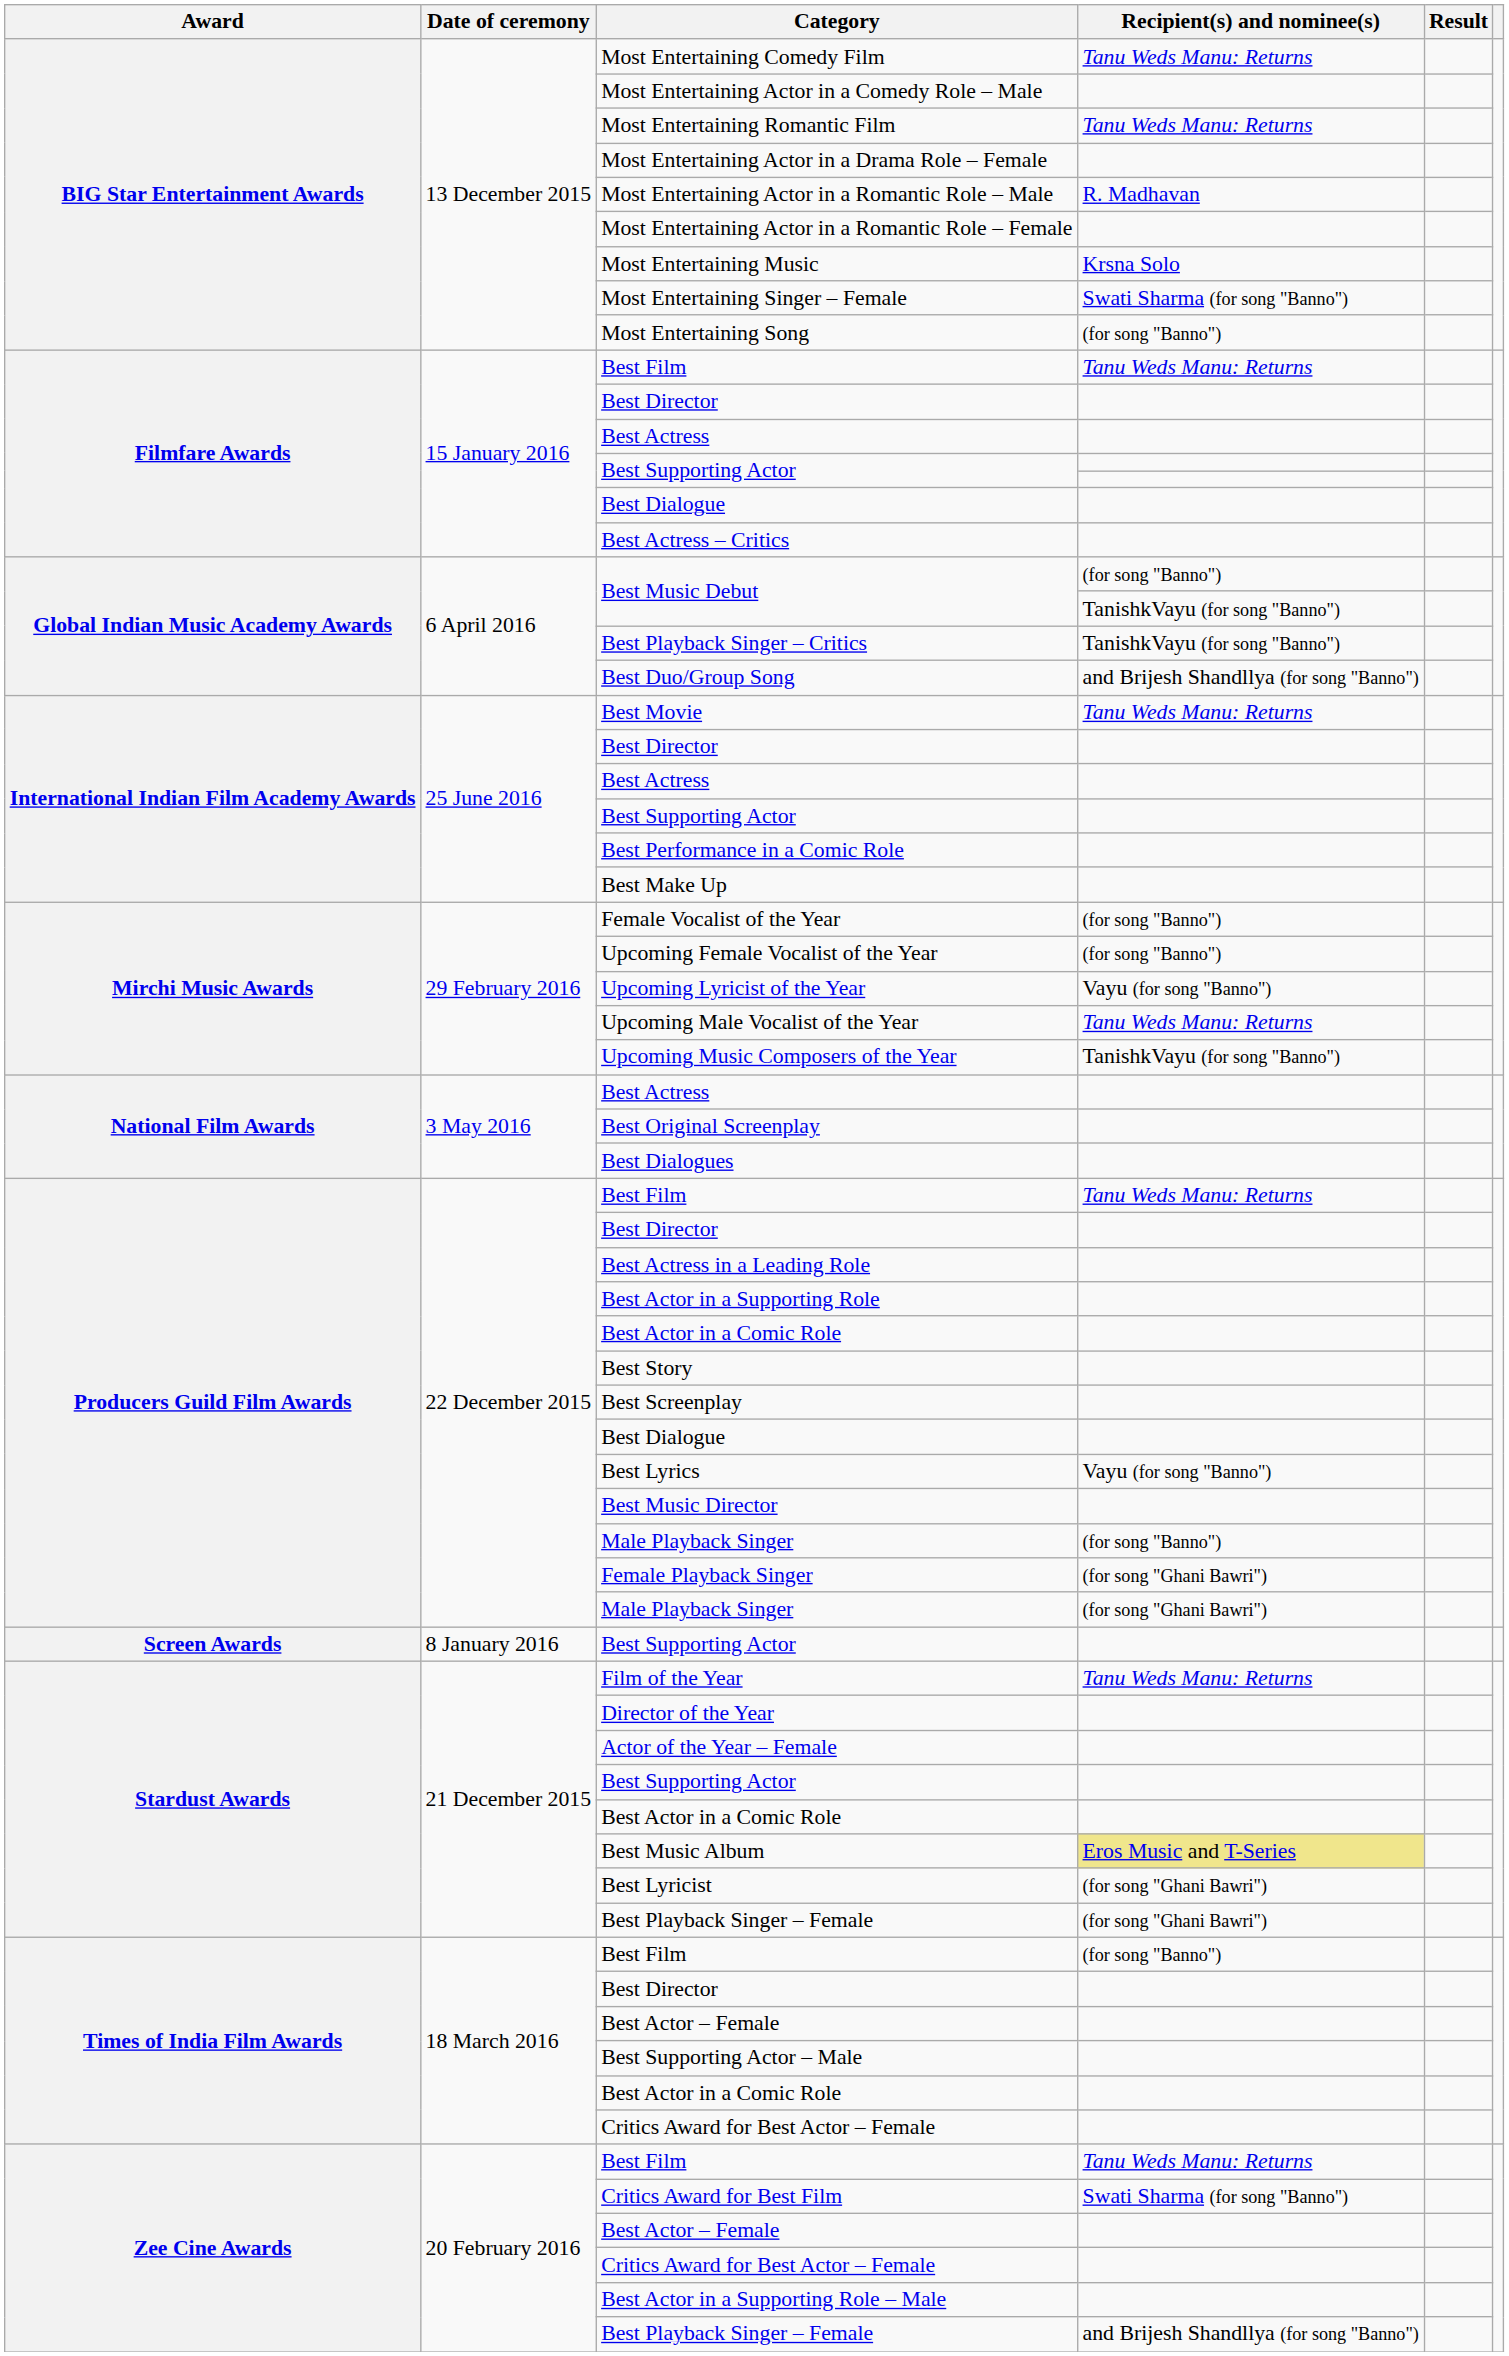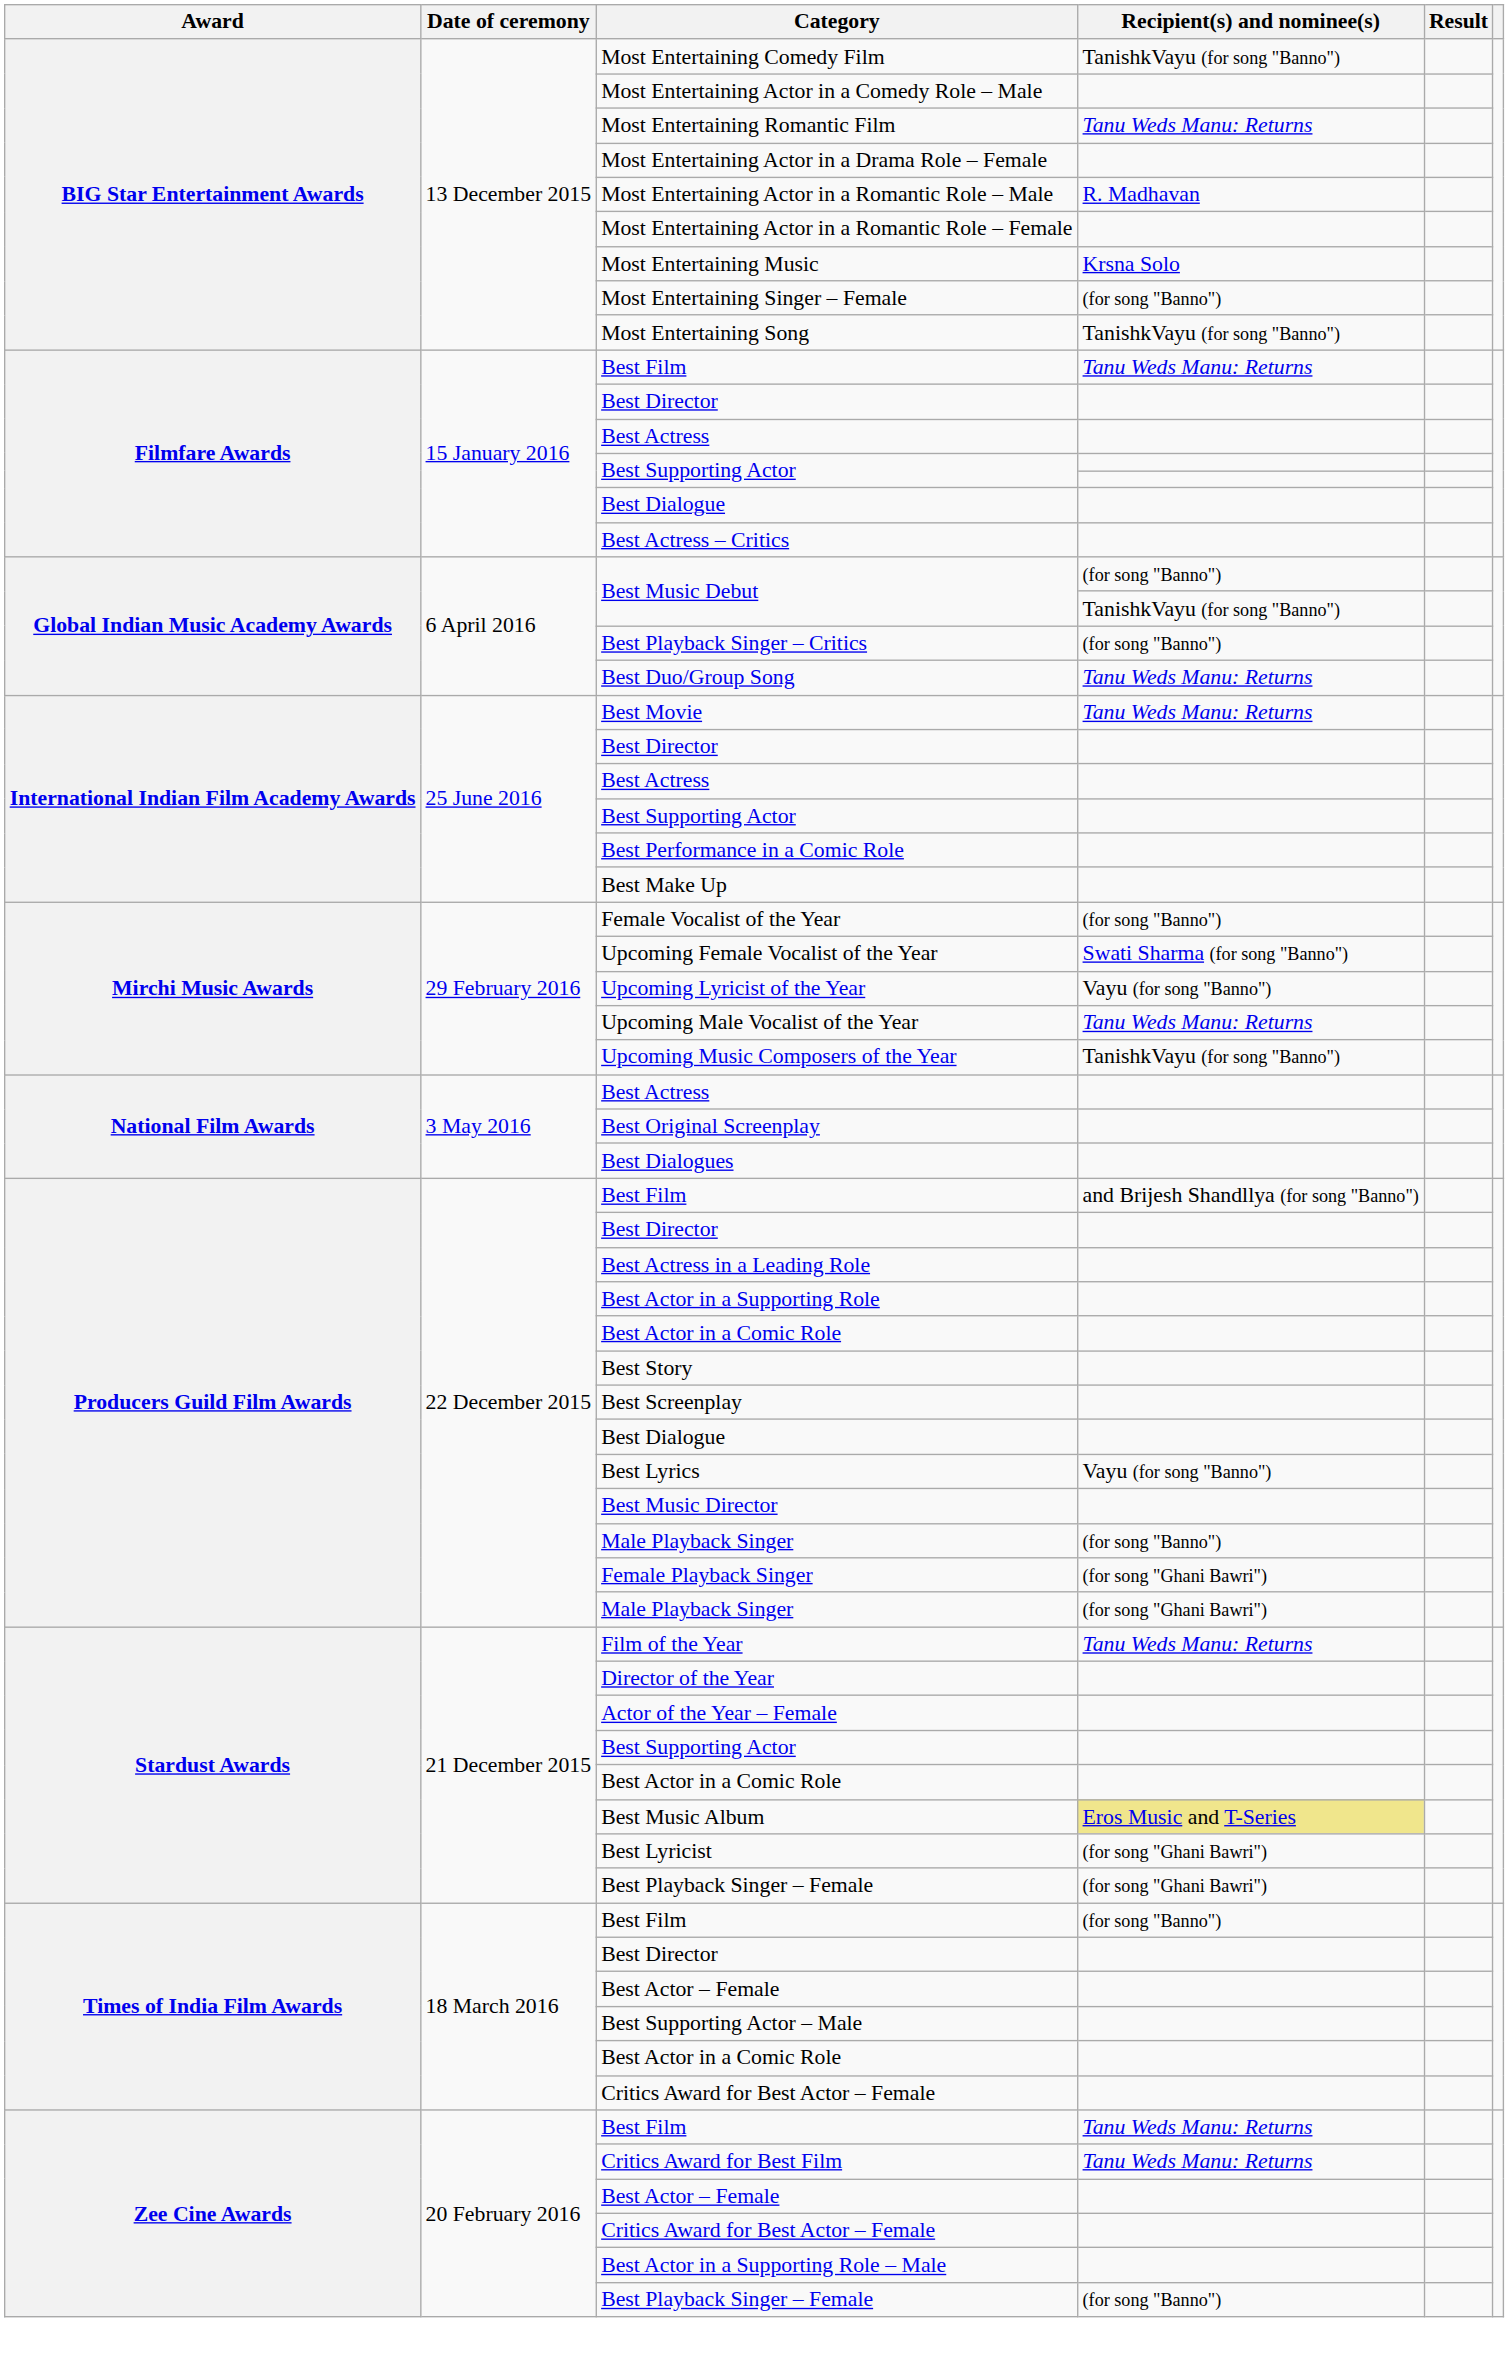(1198, 56) Tanu Weds Manu: Returns -> (1211, 56) TanishkVayu (for song "Banno")
(1215, 297) Swati Sharma (for song "Banno") -> (1152, 299) (for song "Banno")
(1152, 333) (for song "Banno") -> (1211, 332) TanishkVayu (for song "Banno")
(1211, 642) TanishkVayu (for song "Banno") -> (1152, 644) (for song "Banno")
(1251, 677) and Brijesh Shandllya (for song "Banno") -> (1198, 677) Tanu Weds Manu: Returns
(1152, 954) (for song "Banno") -> (1215, 953) Swati Sharma (for song "Banno")
(1198, 1195) Tanu Weds Manu: Returns -> (1251, 1195) and Brijesh Shandllya (for song "Banno")
- row: (213, 1643)
(1215, 2195) Swati Sharma (for song "Banno") -> (1198, 2161) Tanu Weds Manu: Returns
(1251, 2333) and Brijesh Shandllya (for song "Banno") -> (1152, 2300) (for song "Banno")
